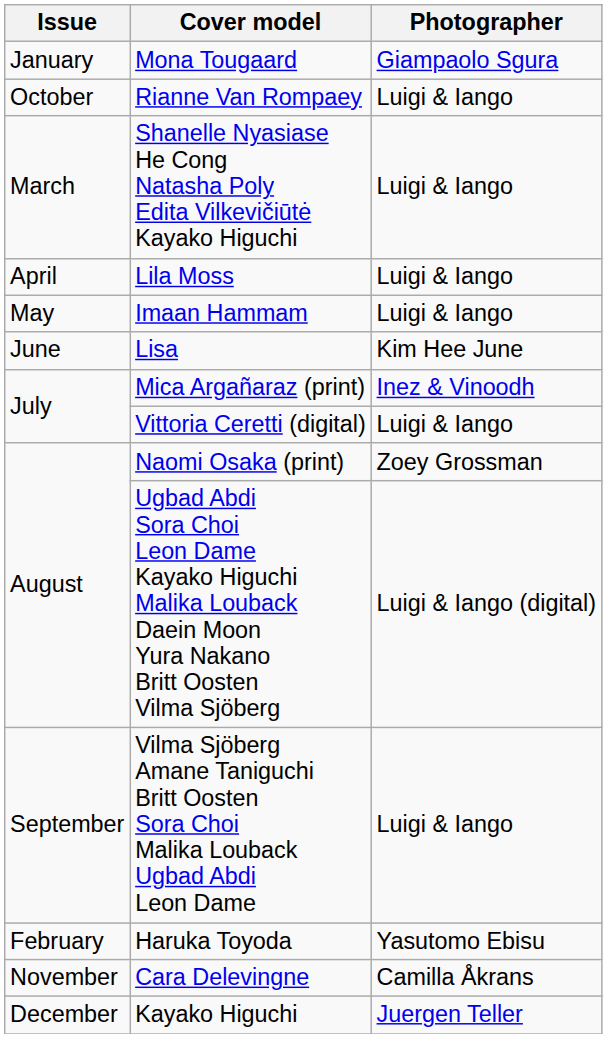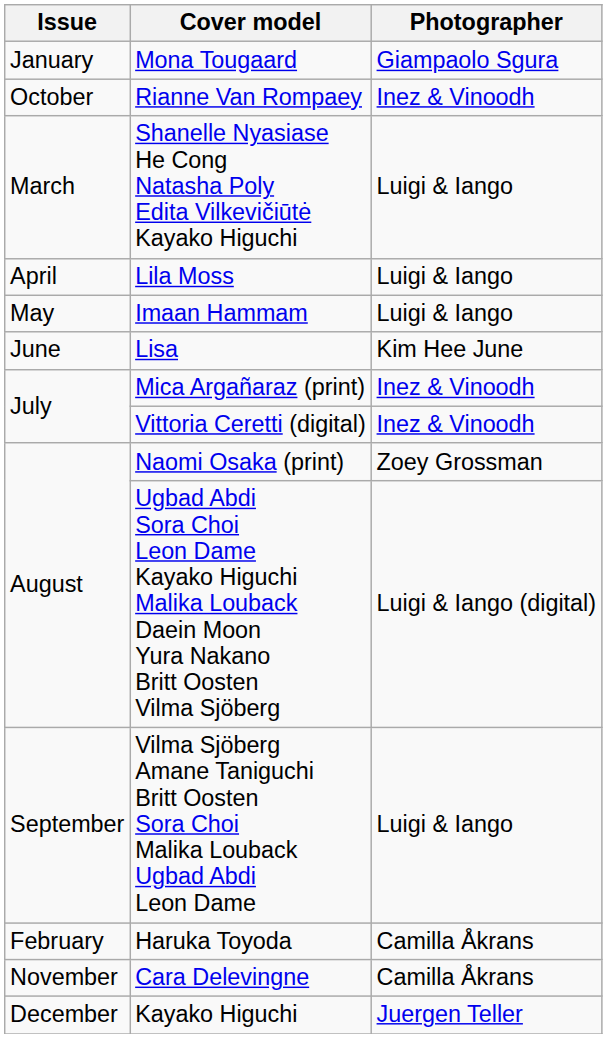(445, 97) Luigi & Iango -> (456, 97) Inez & Vinoodh
(445, 424) Luigi & Iango -> (456, 424) Inez & Vinoodh
(461, 940) Yasutomo Ebisu -> (455, 940) Camilla Åkrans
